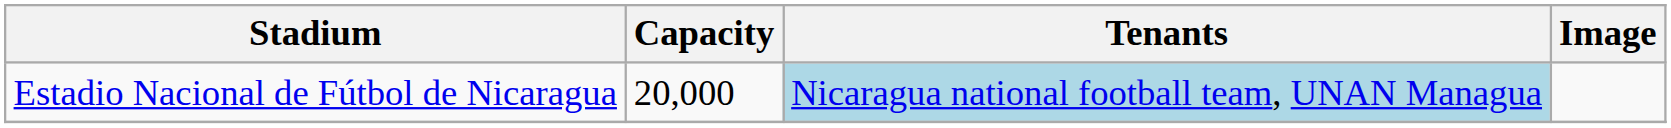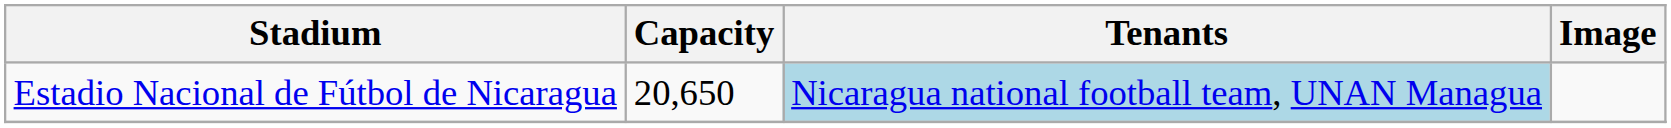(684, 91) 20,000 -> (684, 91) 20,650
